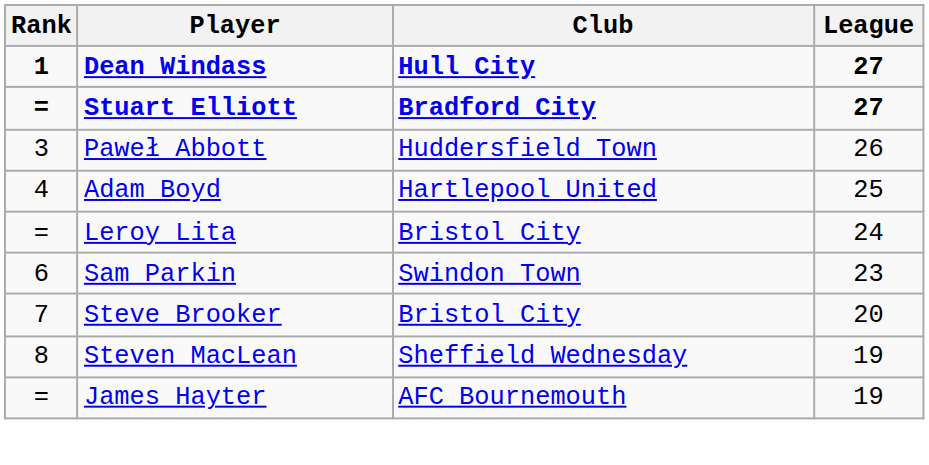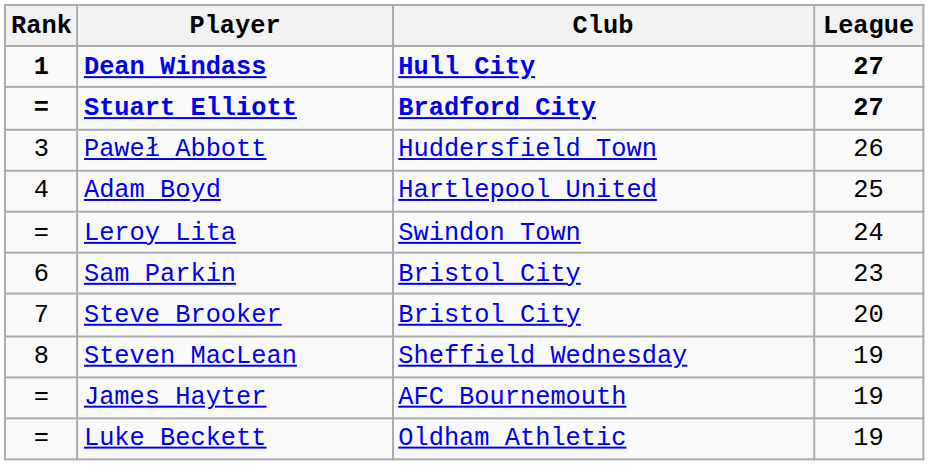(490, 232) Bristol City -> (490, 232) Swindon Town
(490, 274) Swindon Town -> (490, 274) Bristol City
+ row: (175, 439)
